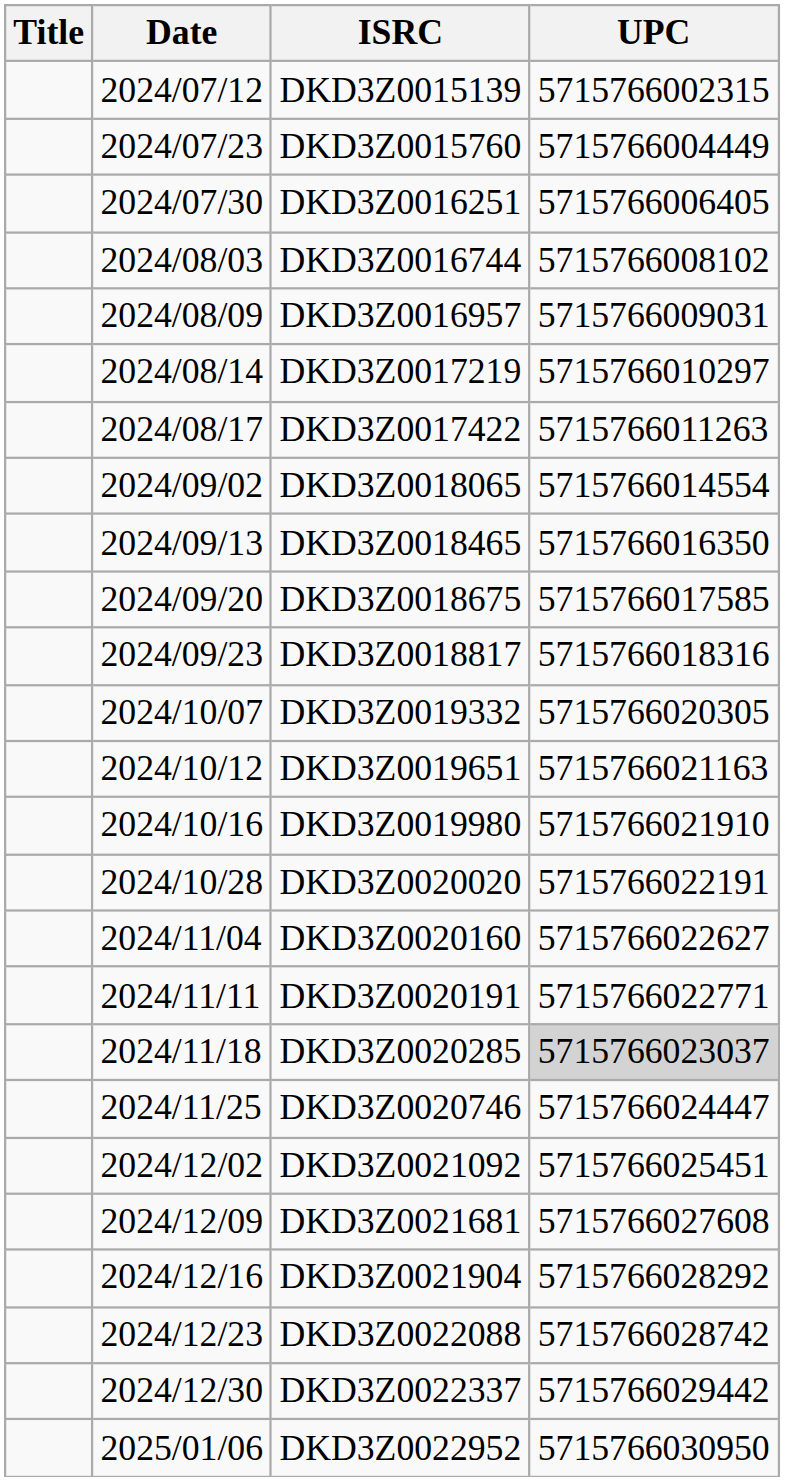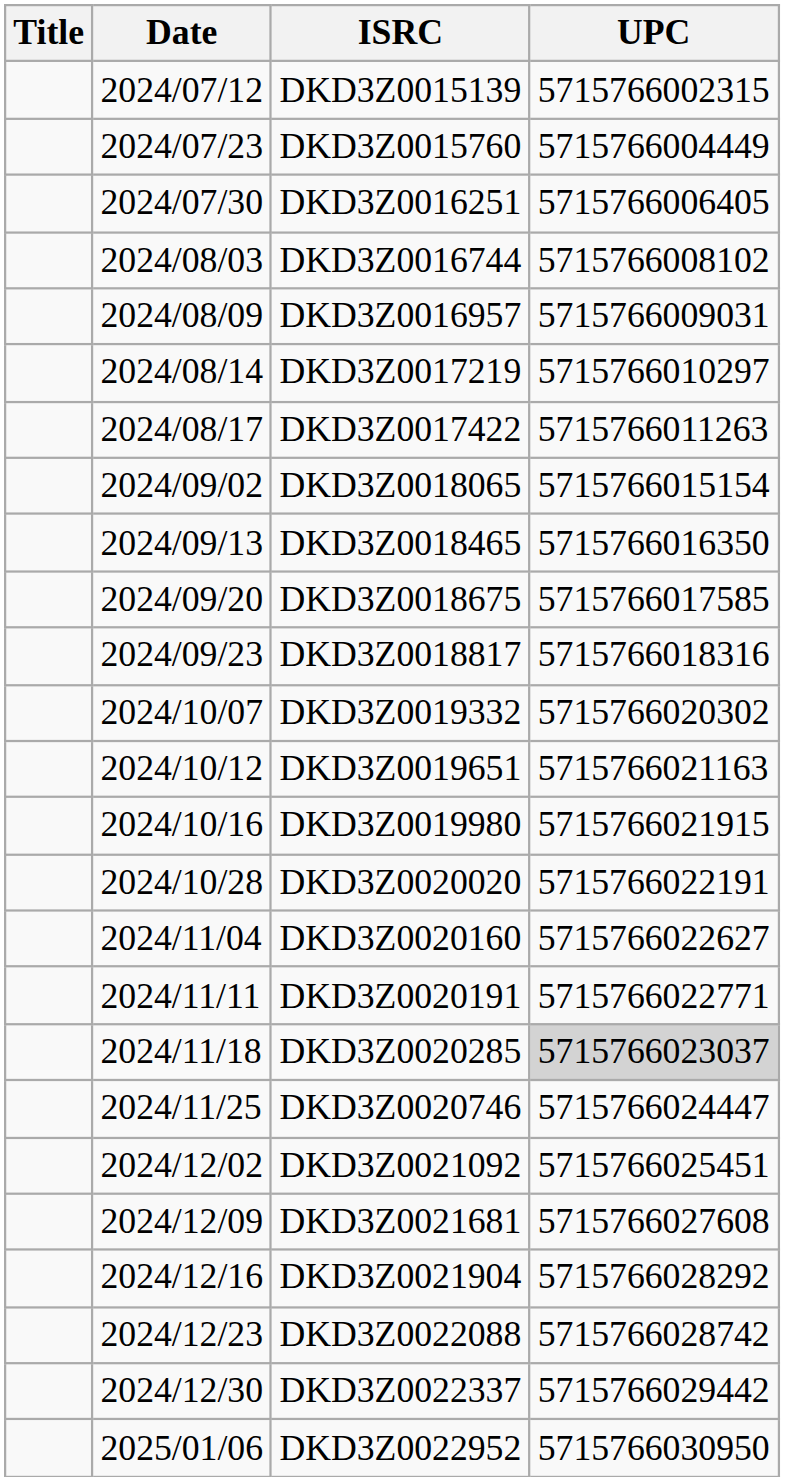(654, 485) 5715766014554 -> (654, 485) 5715766015154
(654, 711) 5715766020305 -> (654, 711) 5715766020302
(654, 825) 5715766021910 -> (654, 825) 5715766021915
